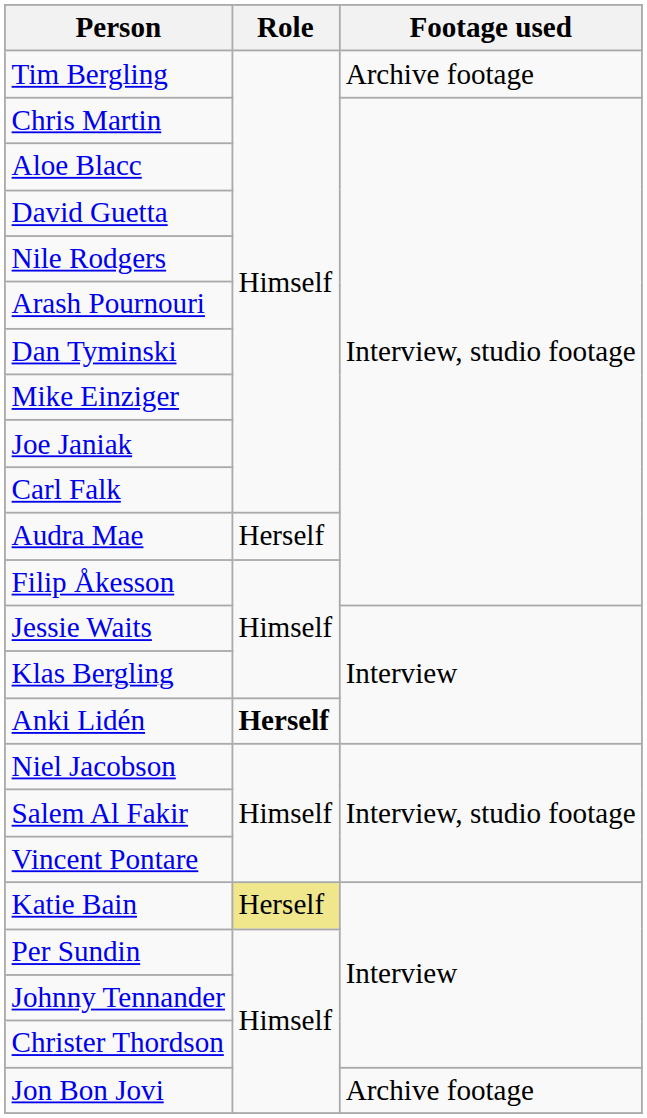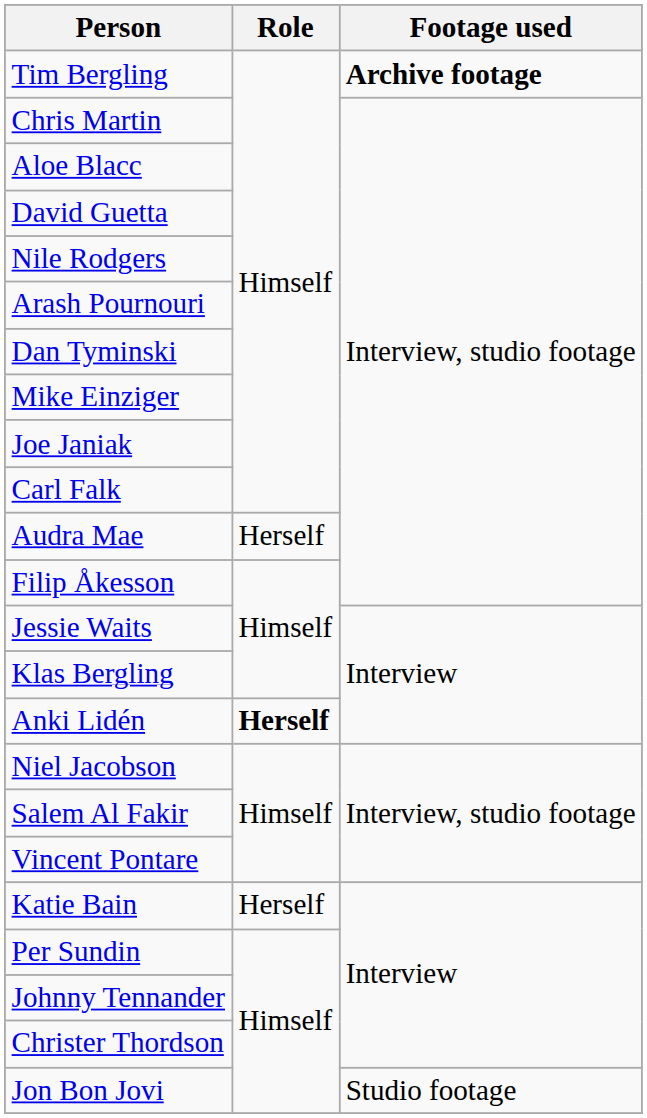(440, 73) normal -> (444, 73) bold
(281, 905) khaki background -> (281, 905) no background
(440, 1089) Archive footage -> (431, 1089) Studio footage
